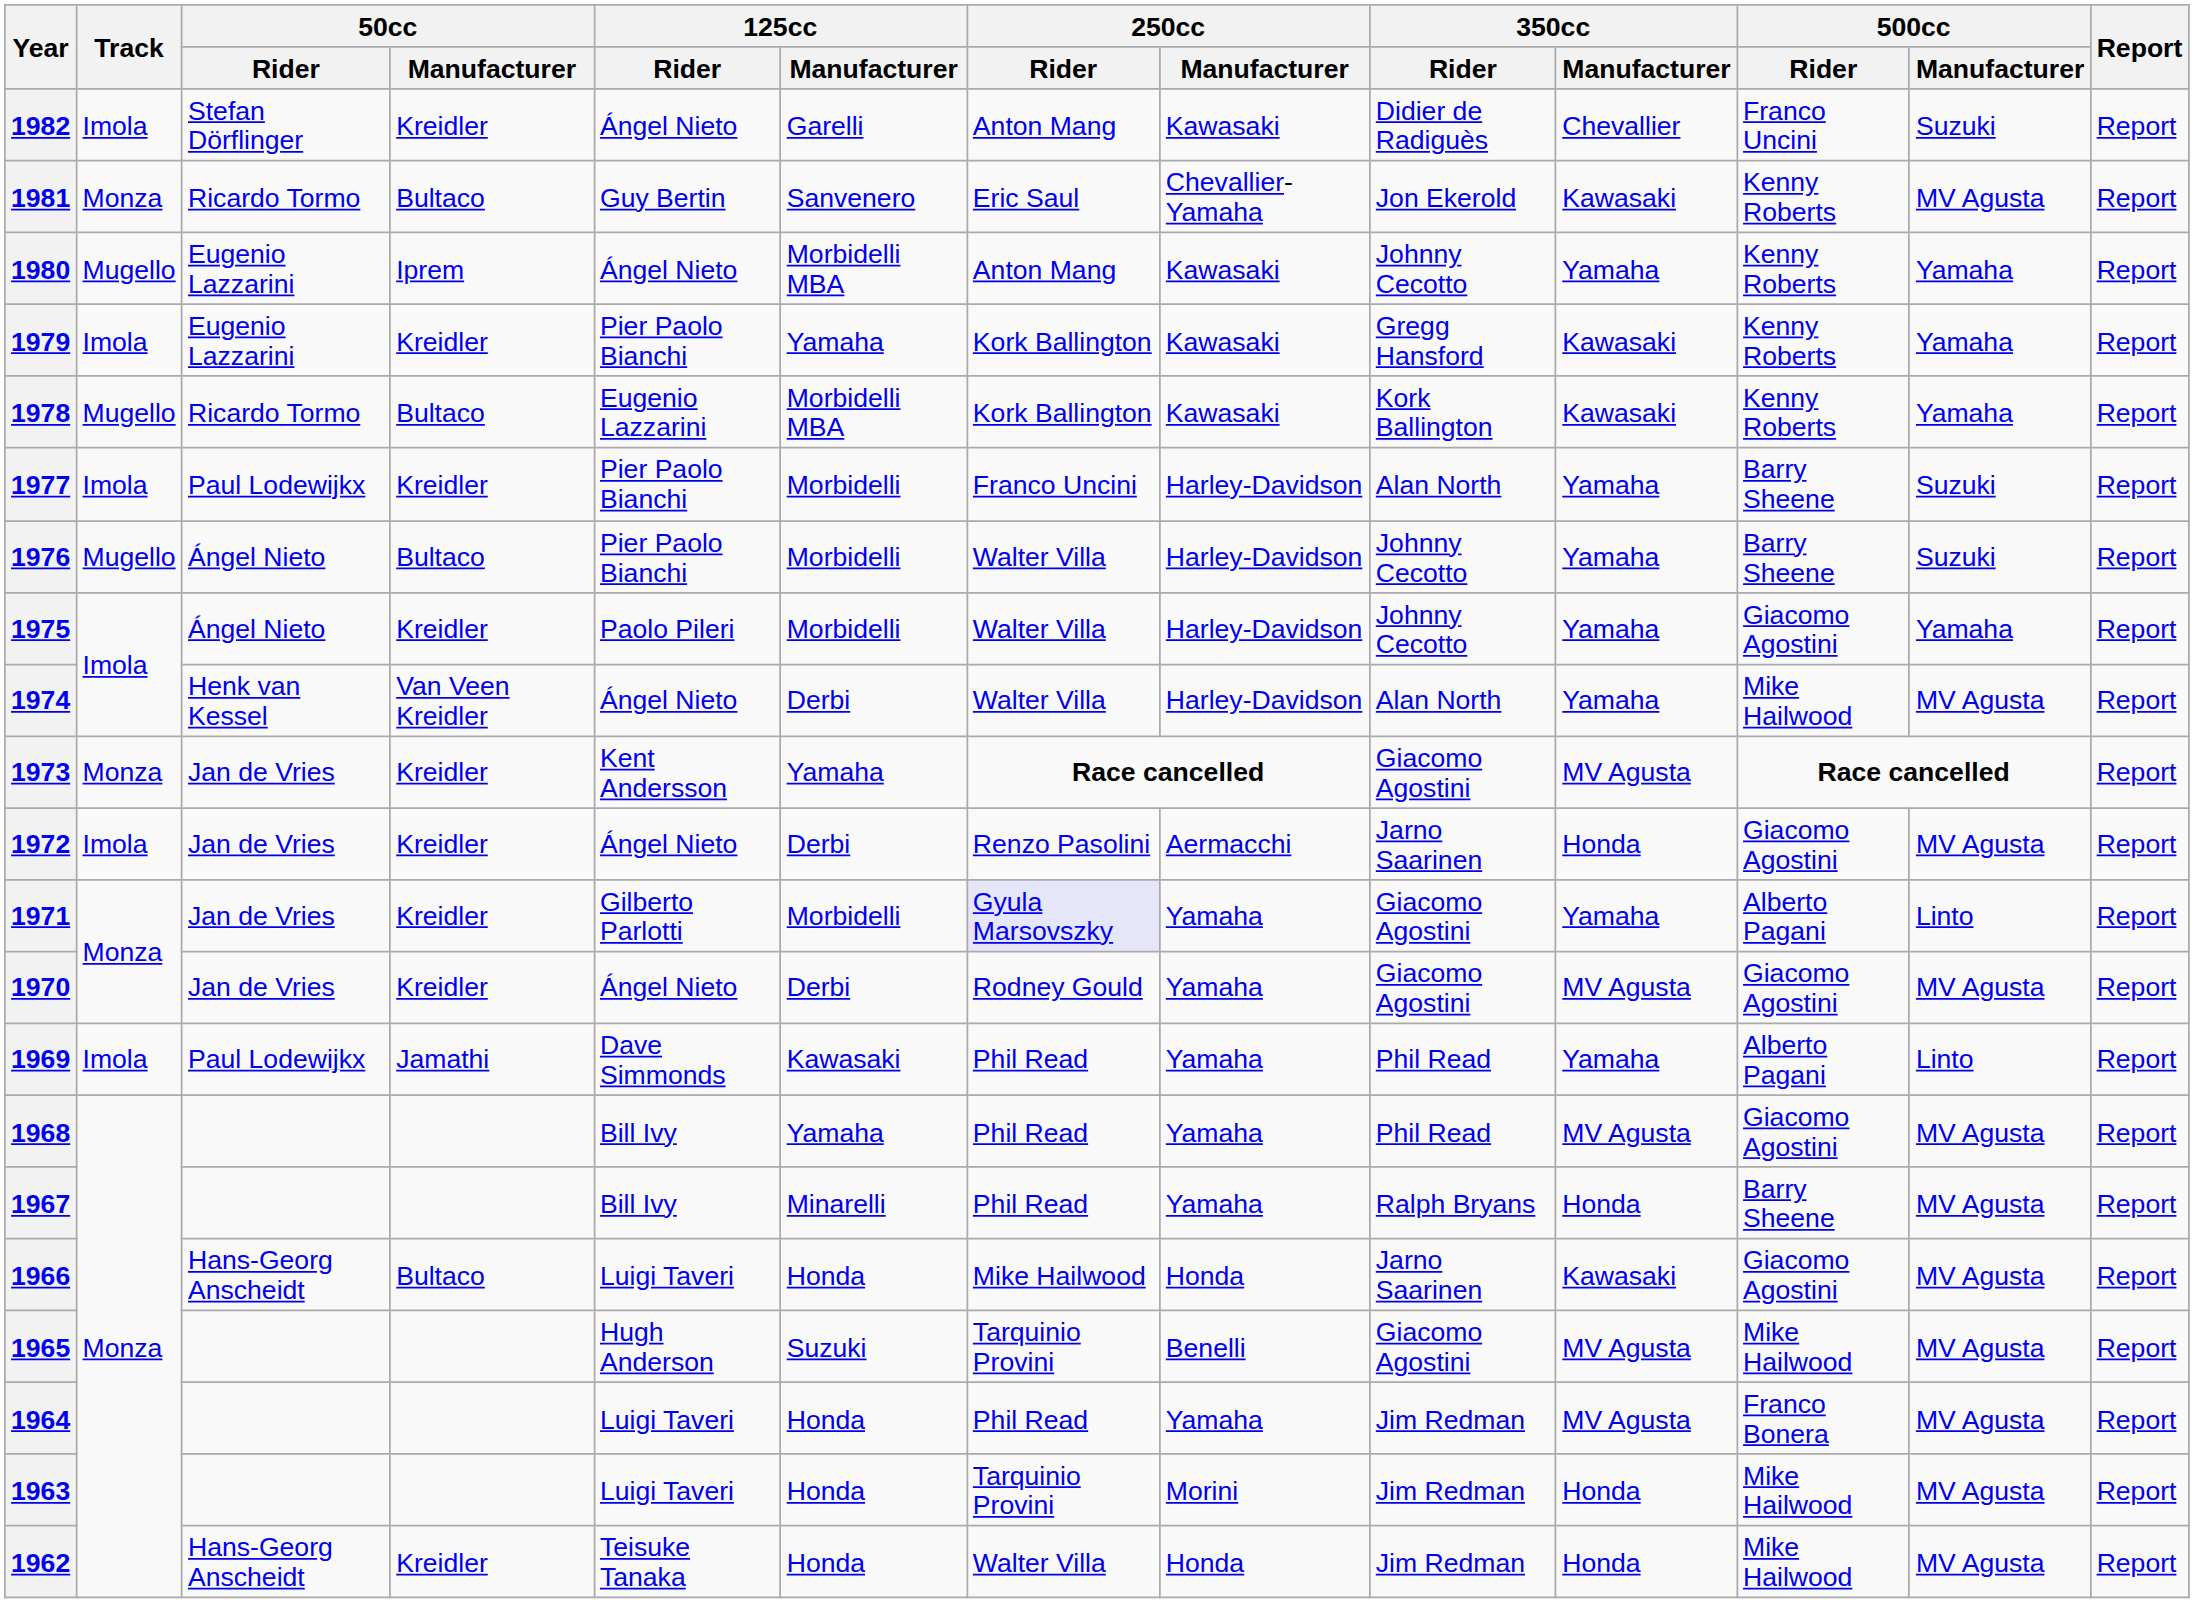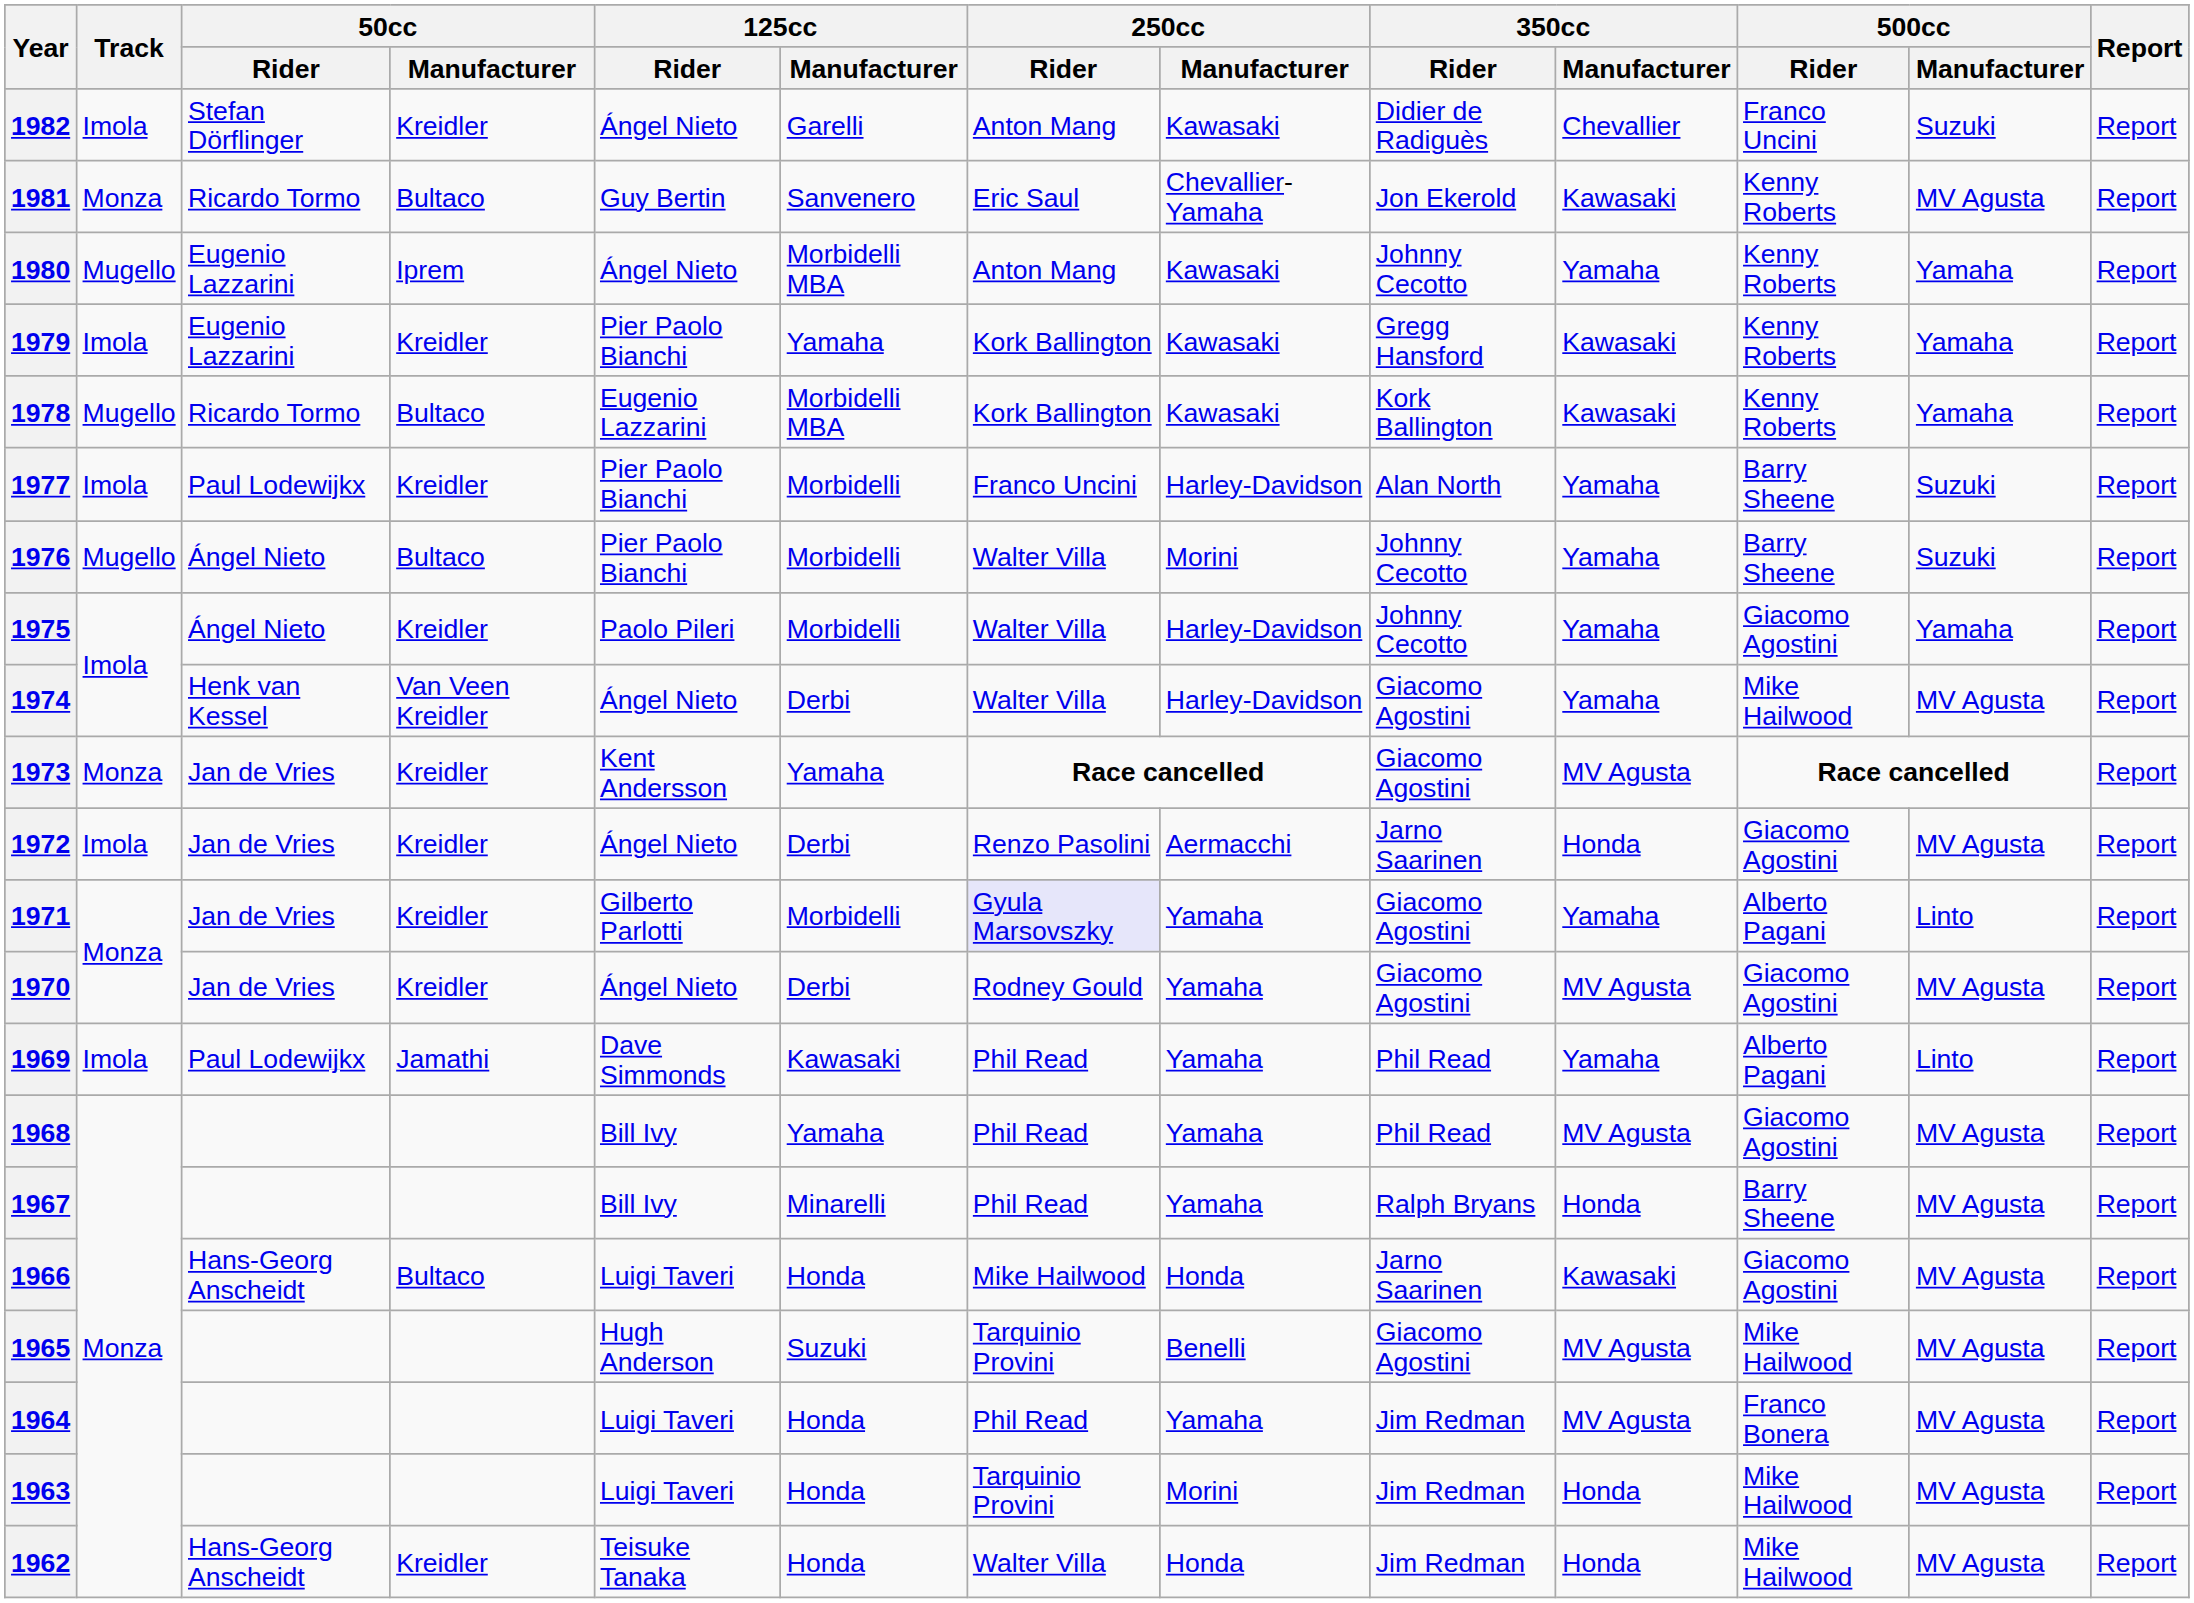(1264, 556) Harley-Davidson -> (1202, 556) Morini
(1439, 700) Alan North -> (1429, 700) Giacomo Agostini
